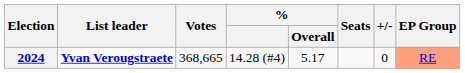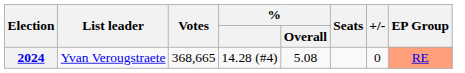(117, 57) bold -> (113, 57) normal
(313, 57) 5.17 -> (305, 57) 5.08
